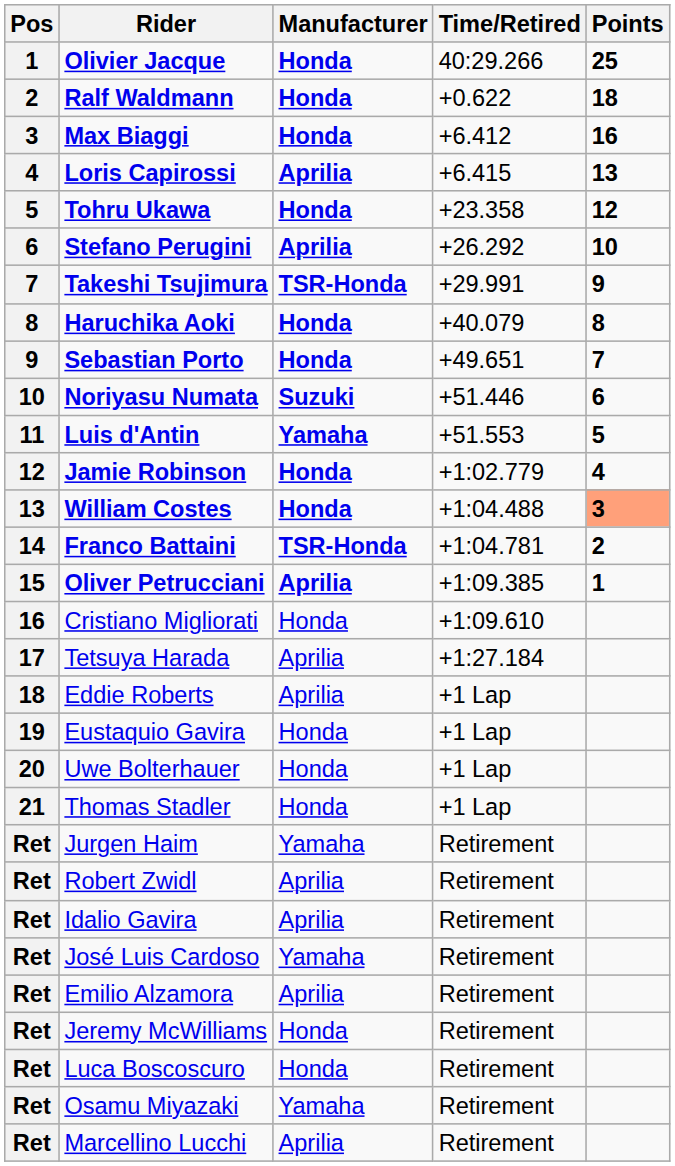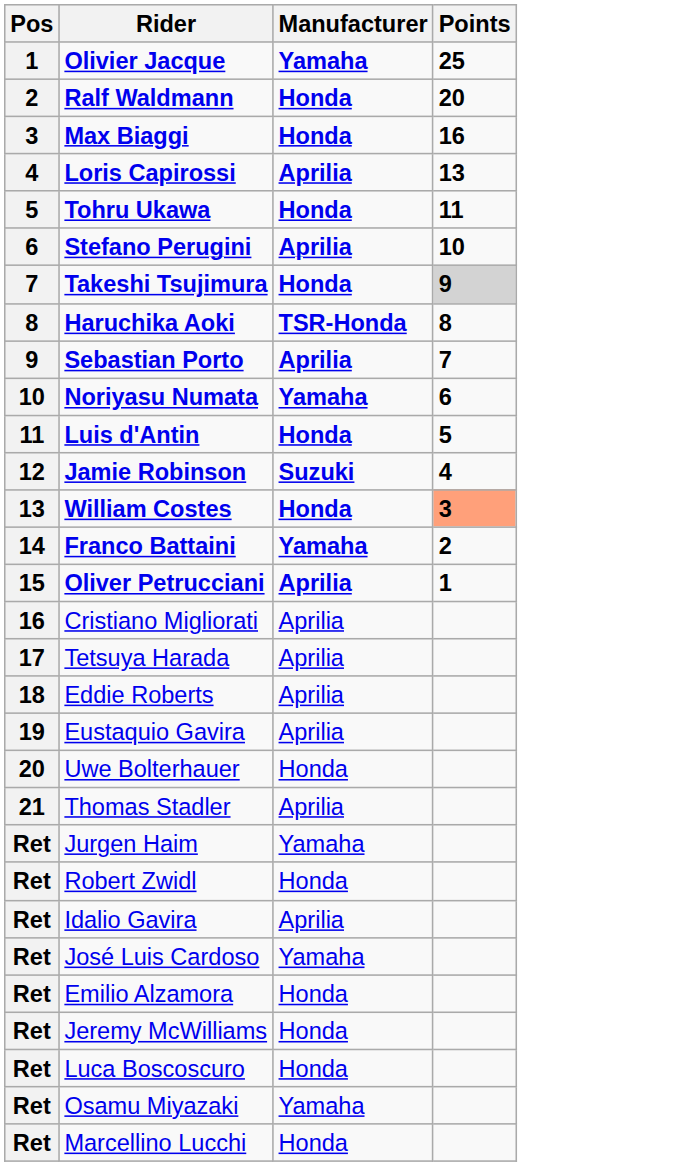- column: (510, 24)
(315, 61) Honda -> (323, 61) Yamaha
(605, 98) 18 -> (452, 98) 20
(605, 210) 12 -> (451, 210) 11
(343, 285) TSR-Honda -> (315, 285) Honda
(598, 285) no background -> (445, 285) lightgrey background
(315, 322) Honda -> (343, 322) TSR-Honda
(315, 359) Honda -> (315, 359) Aprilia
(316, 397) Suzuki -> (323, 397) Yamaha
(323, 434) Yamaha -> (315, 434) Honda
(315, 471) Honda -> (316, 471) Suzuki
(343, 546) TSR-Honda -> (323, 546) Yamaha
(313, 620) Honda -> (311, 620) Aprilia
(313, 732) Honda -> (311, 732) Aprilia
(313, 807) Honda -> (311, 807) Aprilia
(311, 881) Aprilia -> (313, 881) Honda
(311, 993) Aprilia -> (313, 993) Honda
(311, 1143) Aprilia -> (313, 1143) Honda
